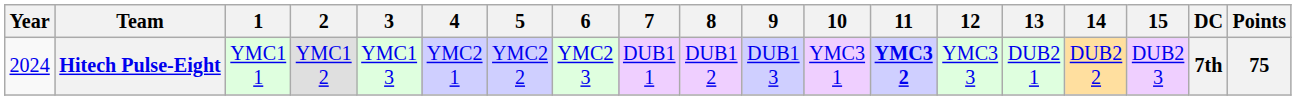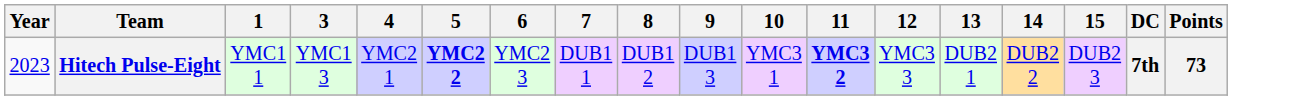- column: (324, 20)
(30, 65) 2024 -> (30, 65) 2023
(520, 65) normal -> (456, 65) bold
(1259, 65) 75 -> (1196, 65) 73
